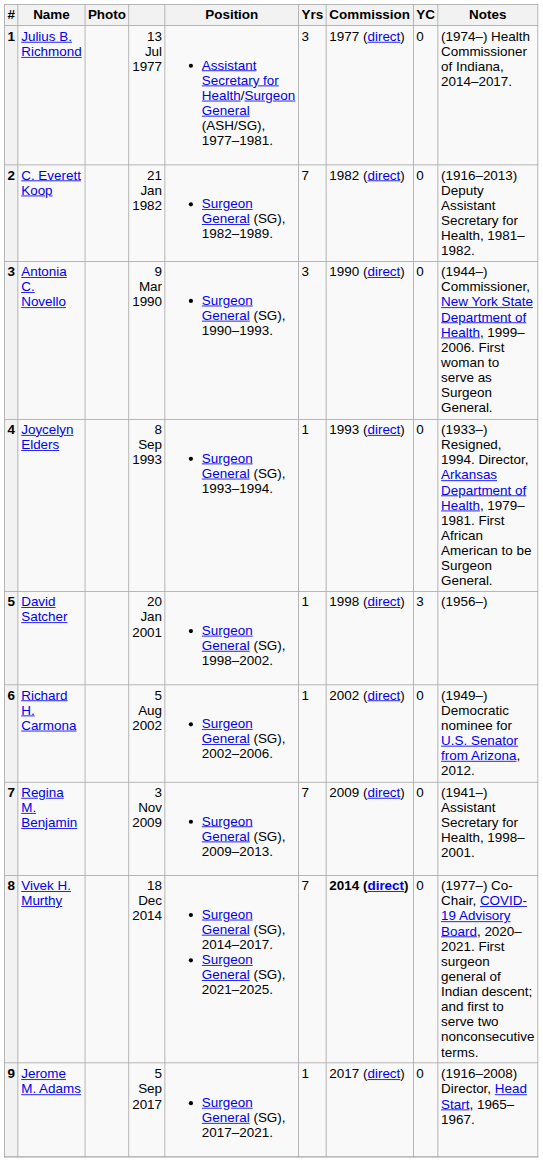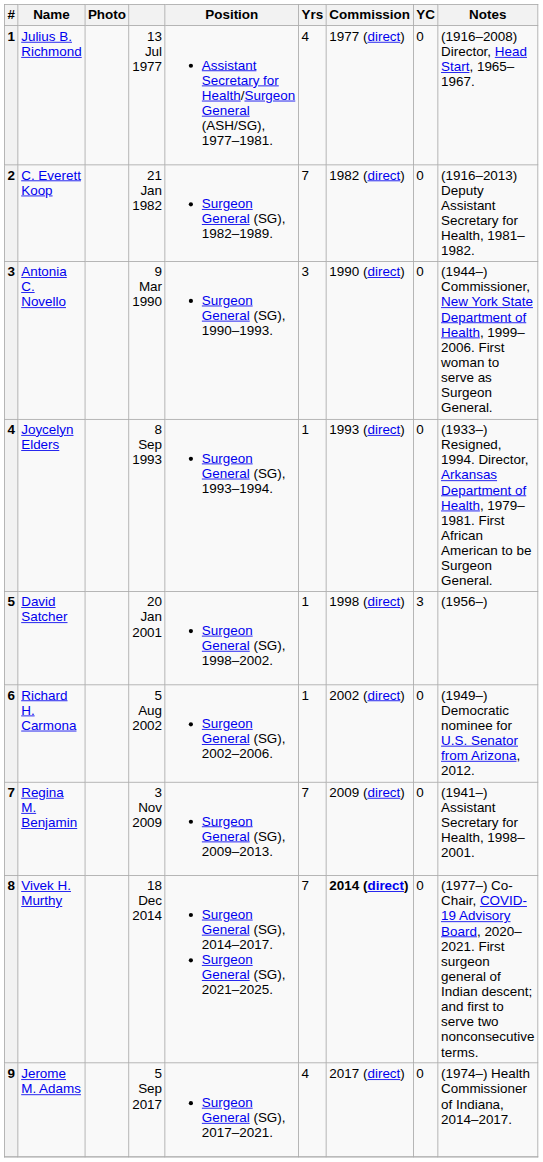(305, 36) 3 -> (305, 36) 4
(486, 59) (1974–) Health Commissioner of Indiana, 2014–2017. -> (484, 59) (1916–2008) Director, Head Start, 1965–1967.
(305, 1073) 1 -> (305, 1073) 4
(484, 1096) (1916–2008) Director, Head Start, 1965–1967. -> (486, 1096) (1974–) Health Commissioner of Indiana, 2014–2017.
